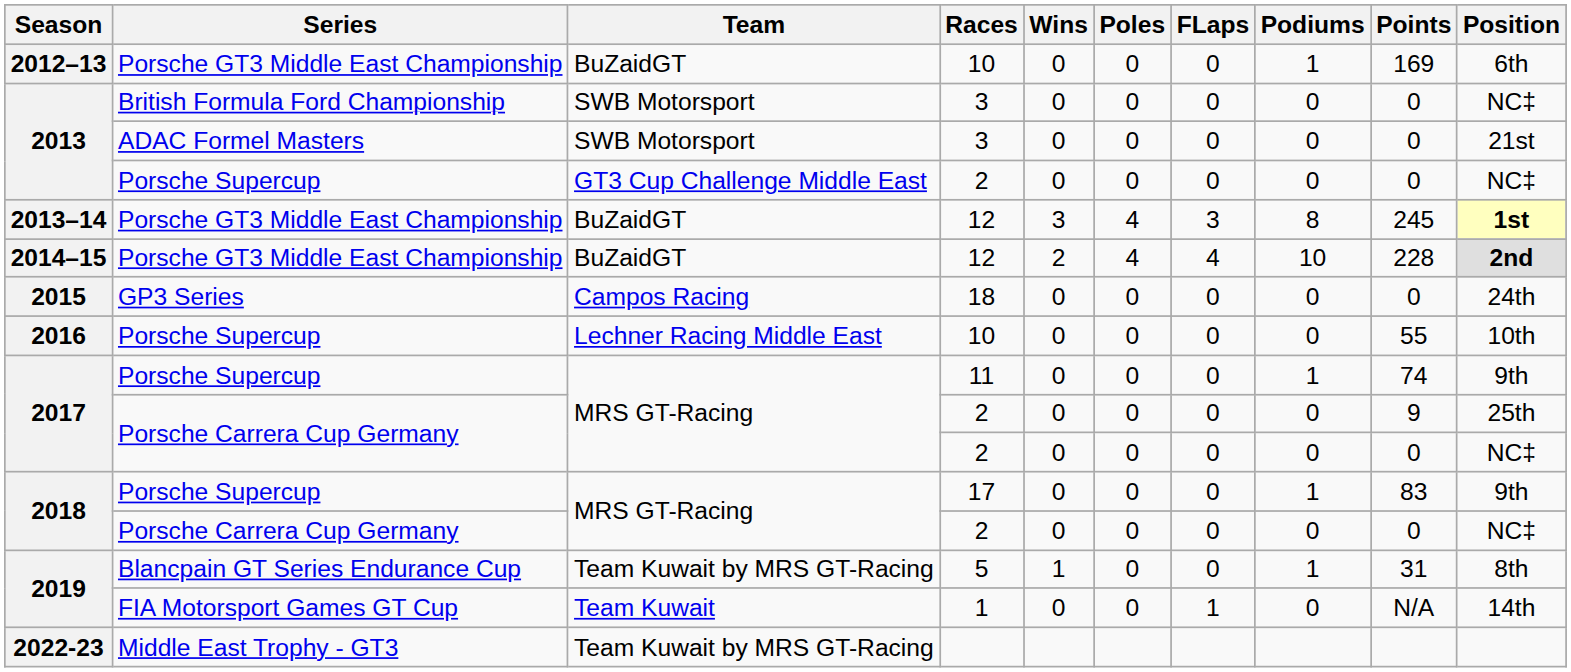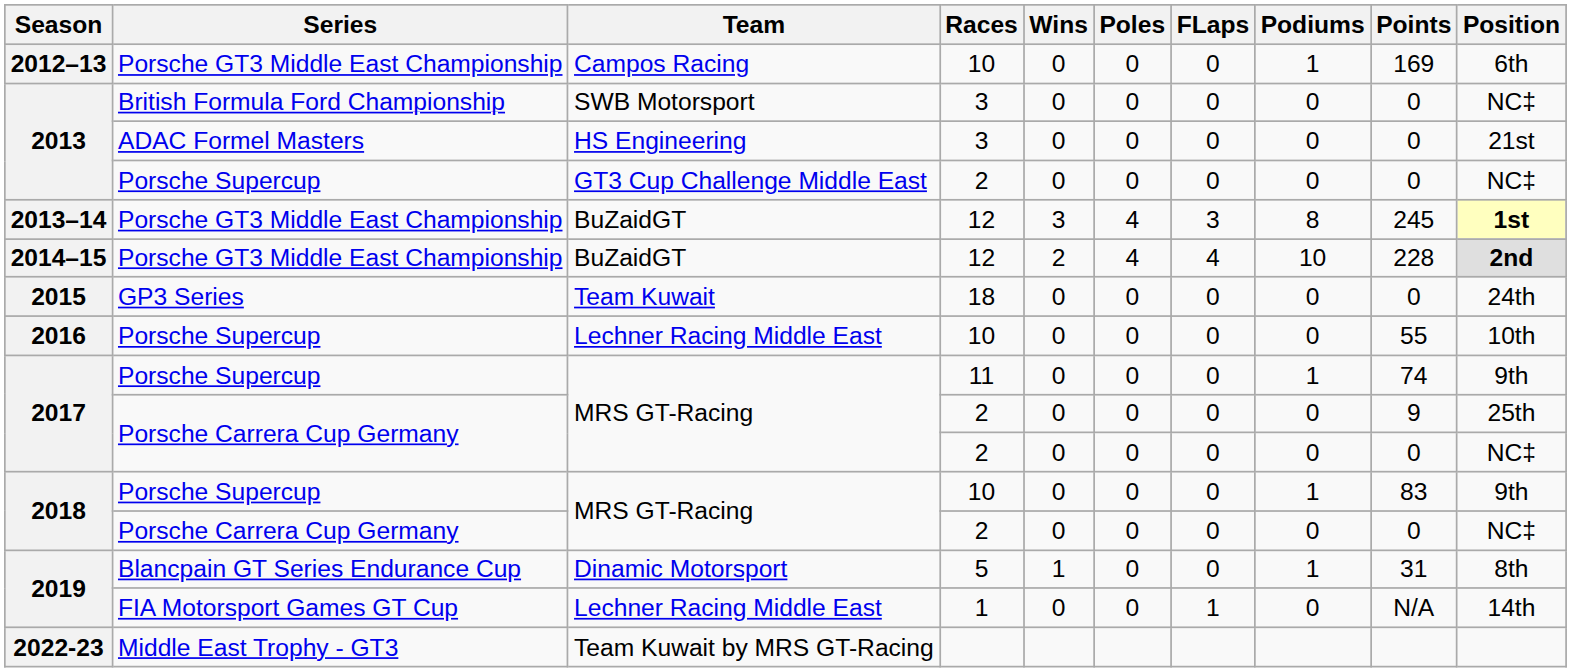(630, 64) BuZaidGT -> (662, 64) Campos Racing
(664, 141) SWB Motorsport -> (660, 141) HS Engineering
(662, 297) Campos Racing -> (644, 297) Team Kuwait
(981, 492) 17 -> (981, 492) 10
(754, 569) Team Kuwait by MRS GT-Racing -> (681, 569) Dinamic Motorsport
(644, 608) Team Kuwait -> (728, 608) Lechner Racing Middle East
